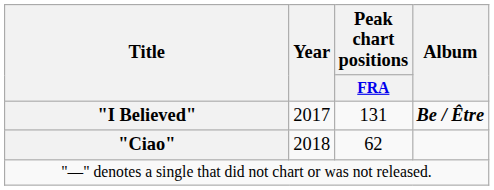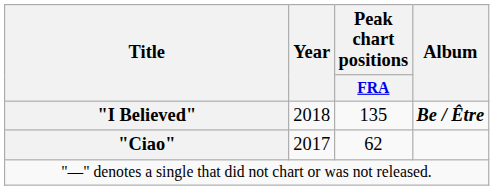(312, 115) 2017 -> (312, 115) 2018
(373, 115) 131 -> (373, 115) 135
(312, 144) 2018 -> (312, 144) 2017
